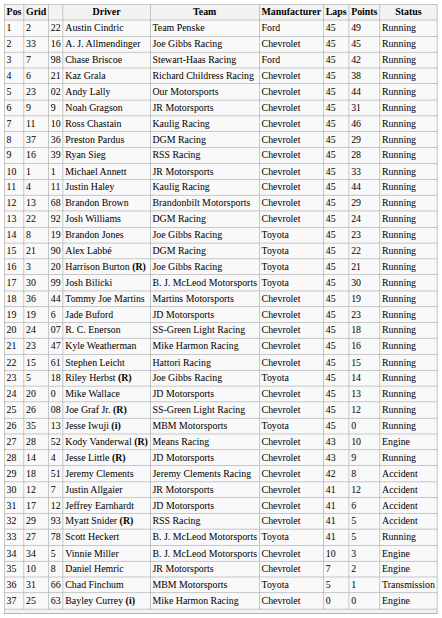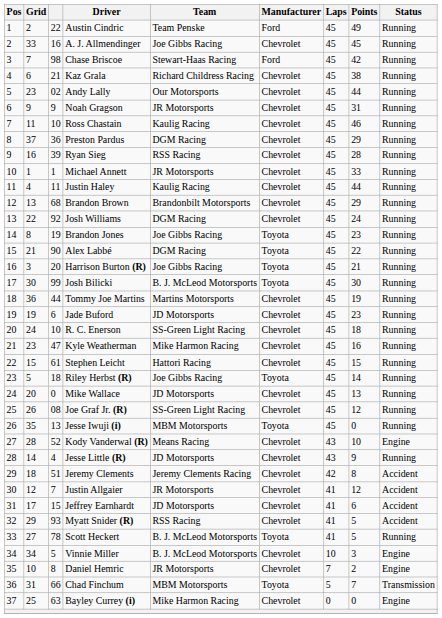(56, 330) 07 -> (56, 330) 10
(56, 505) 12 -> (56, 505) 15
(354, 584) 1 -> (354, 584) 7
